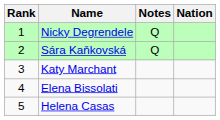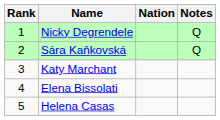columns swapped: (195, 13) <-> (155, 13)
